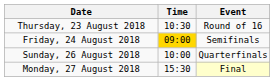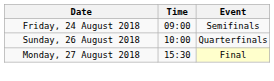- row: (81, 26)
(177, 40) gold background -> (177, 26) no background
